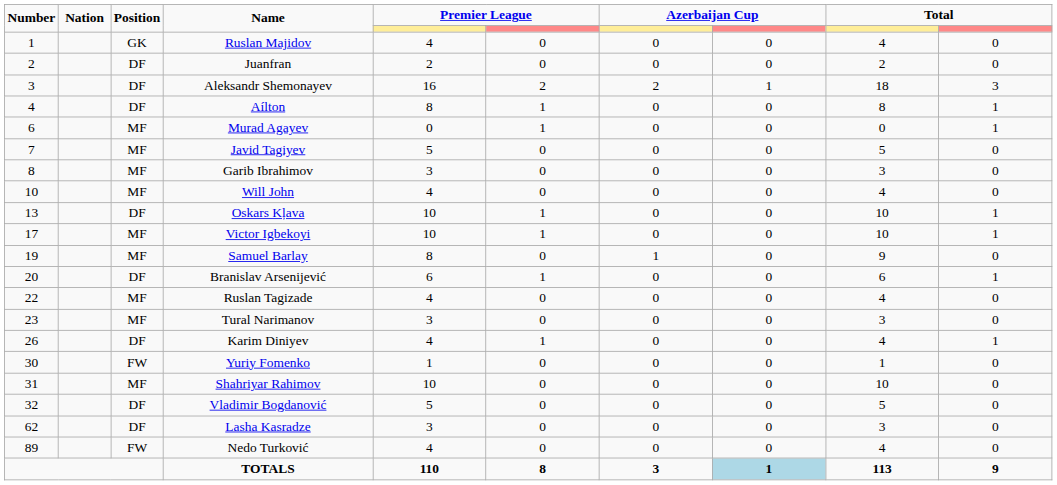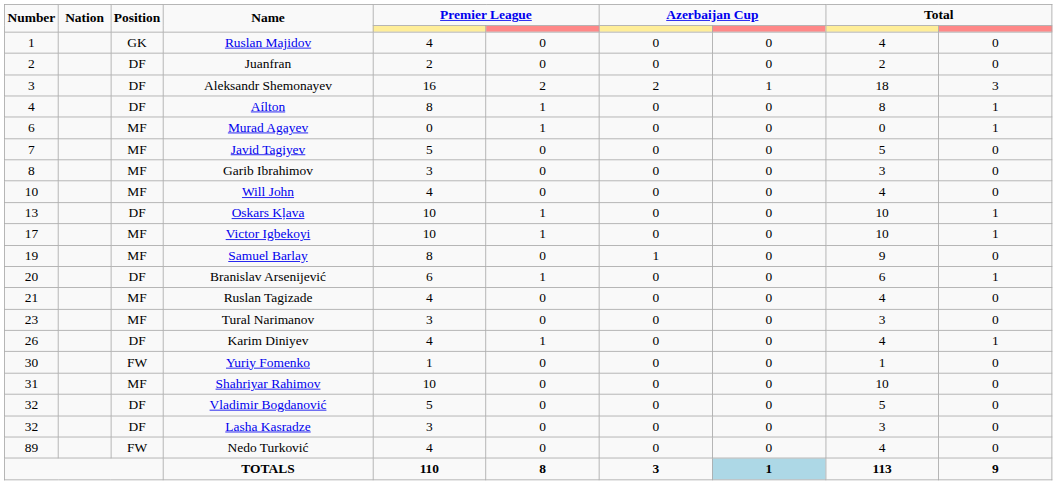(31, 298) 22 -> (31, 298) 21
(31, 426) 62 -> (31, 426) 32
